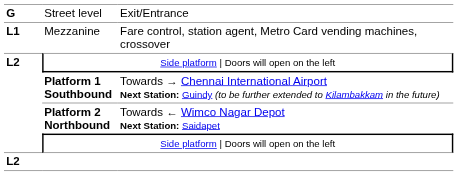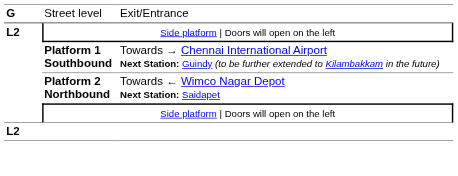- row: (72, 31)
